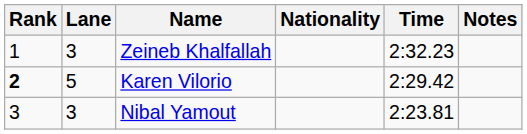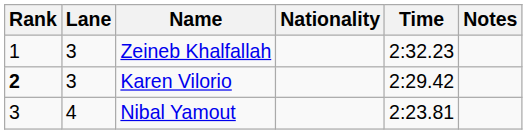(71, 81) 5 -> (71, 81) 3
(71, 112) 3 -> (71, 112) 4
